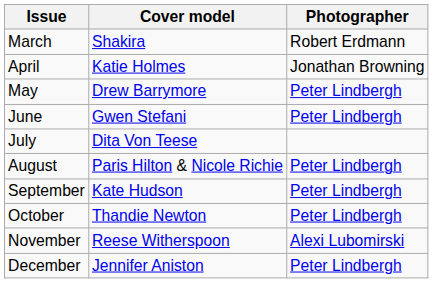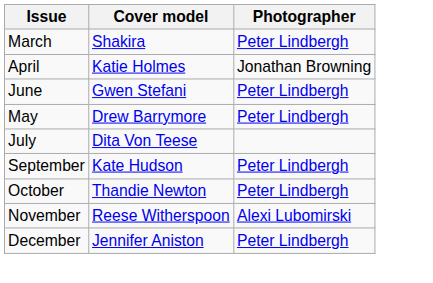(348, 41) Robert Erdmann -> (293, 41) Peter Lindbergh
rows swapped: (23, 91) <-> (25, 116)
- row: (33, 166)
